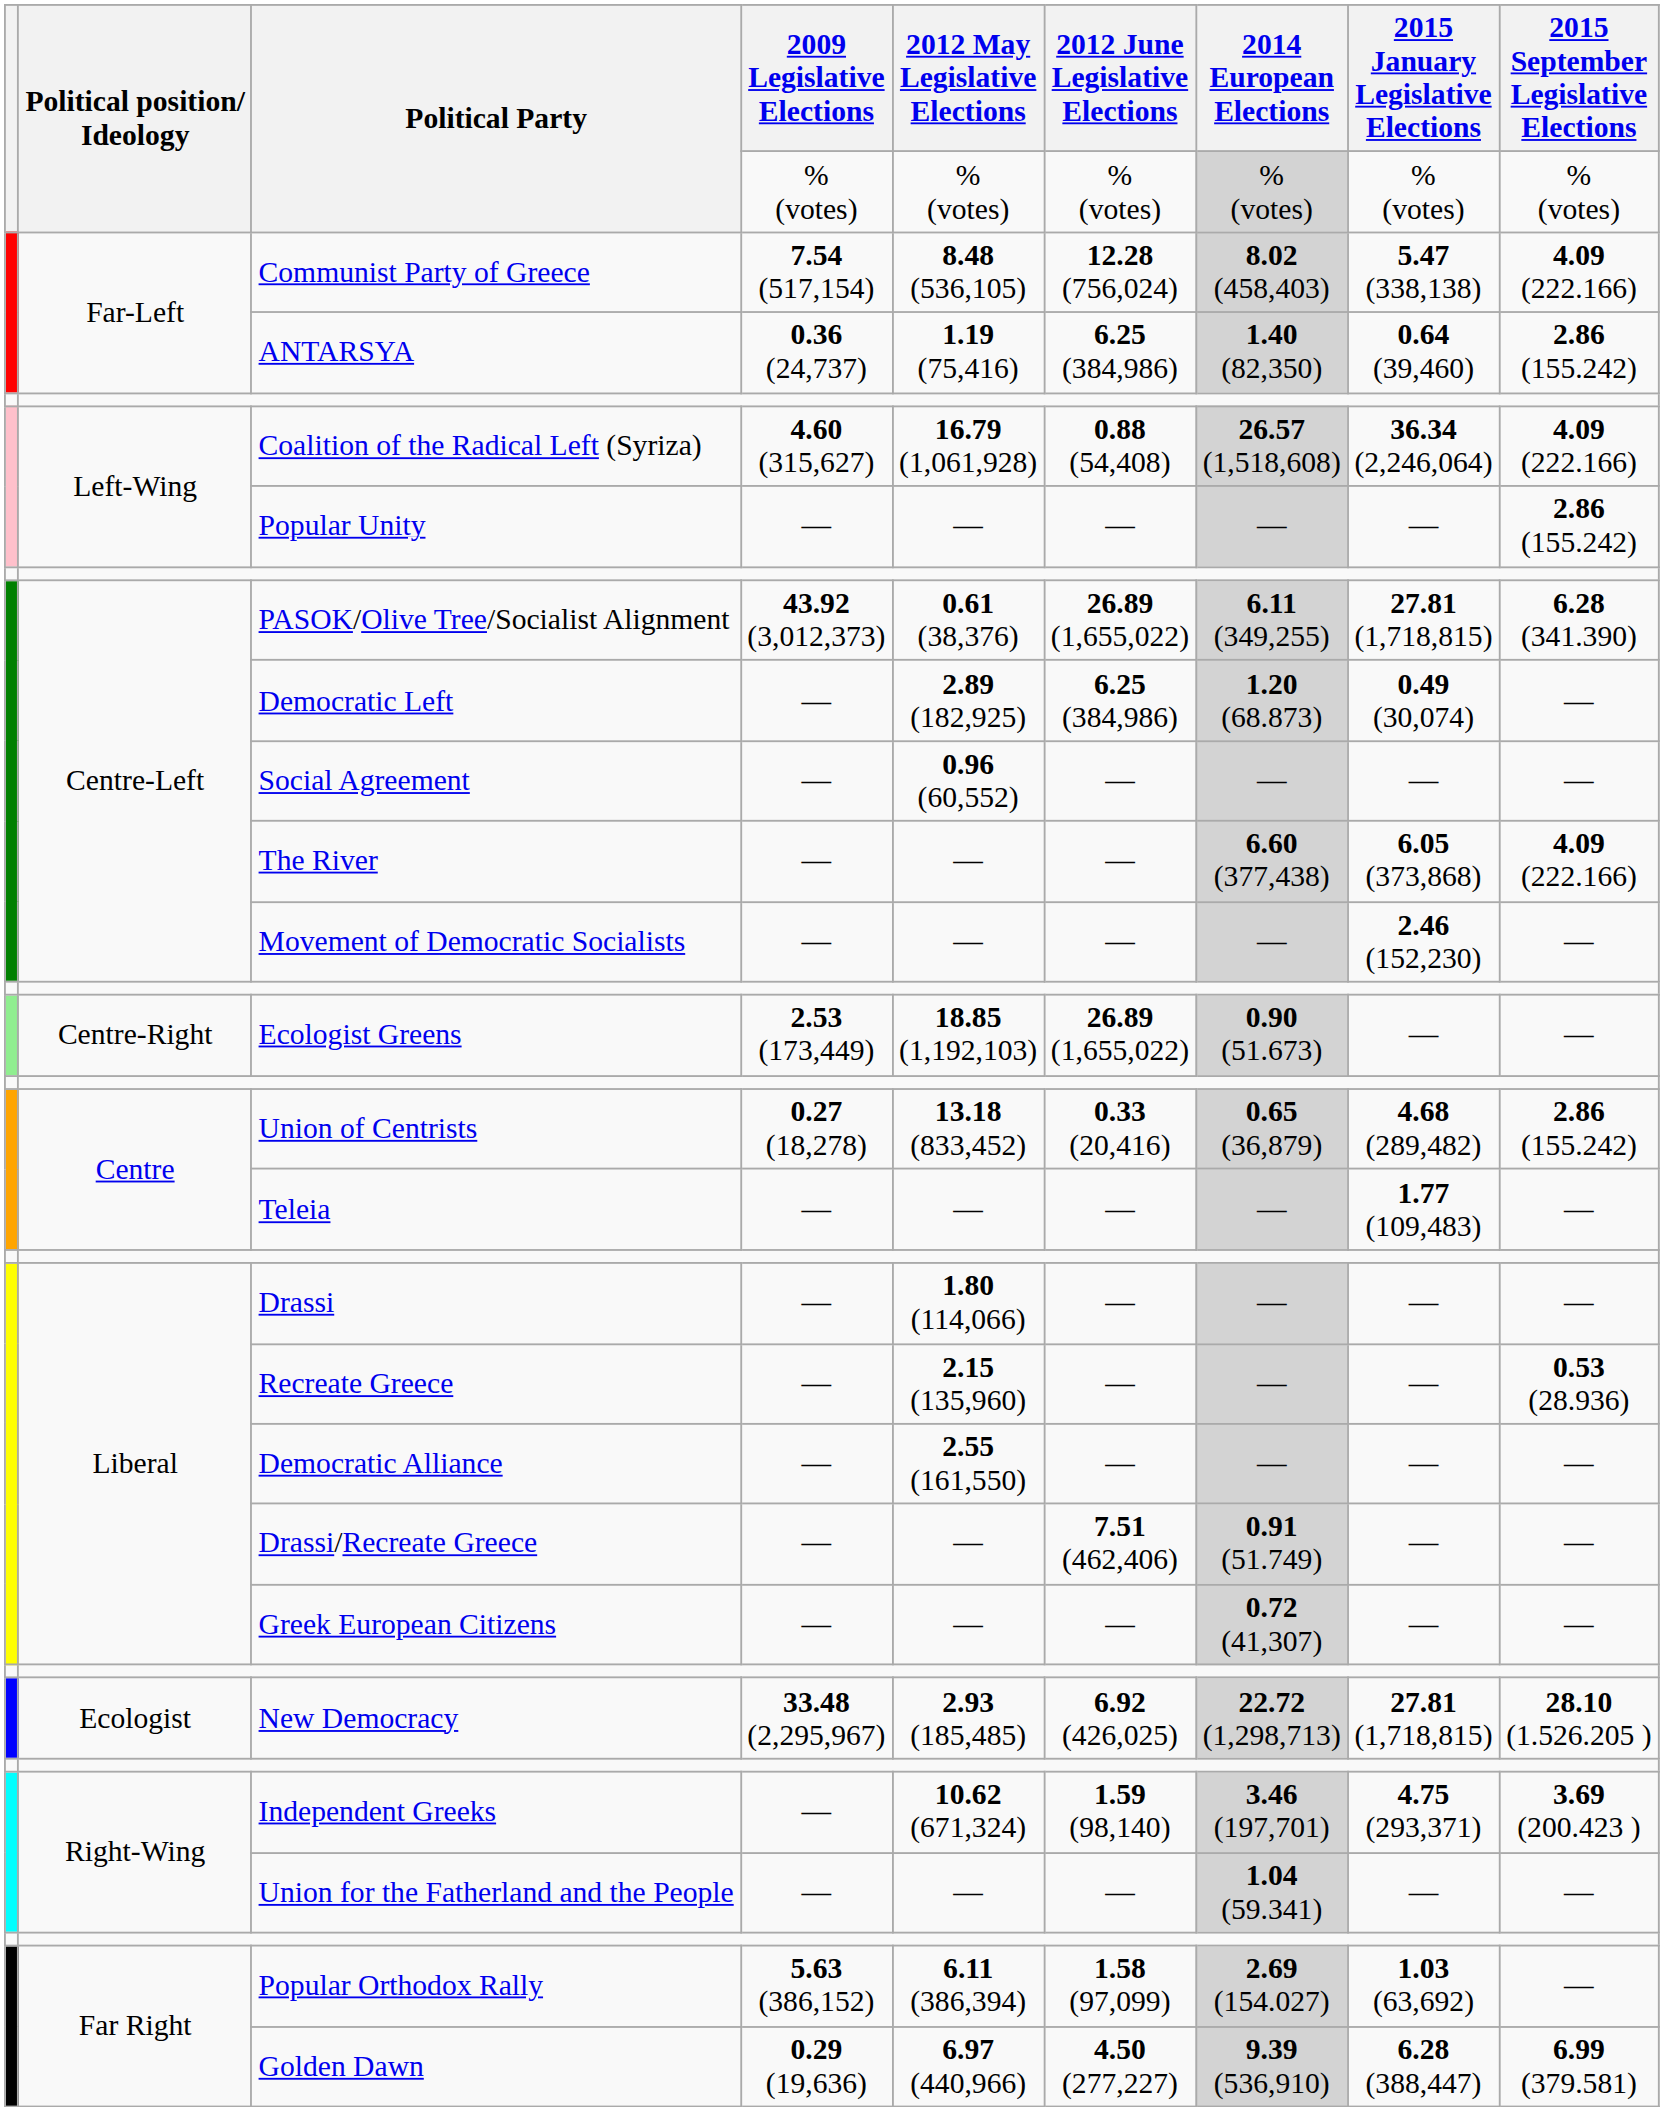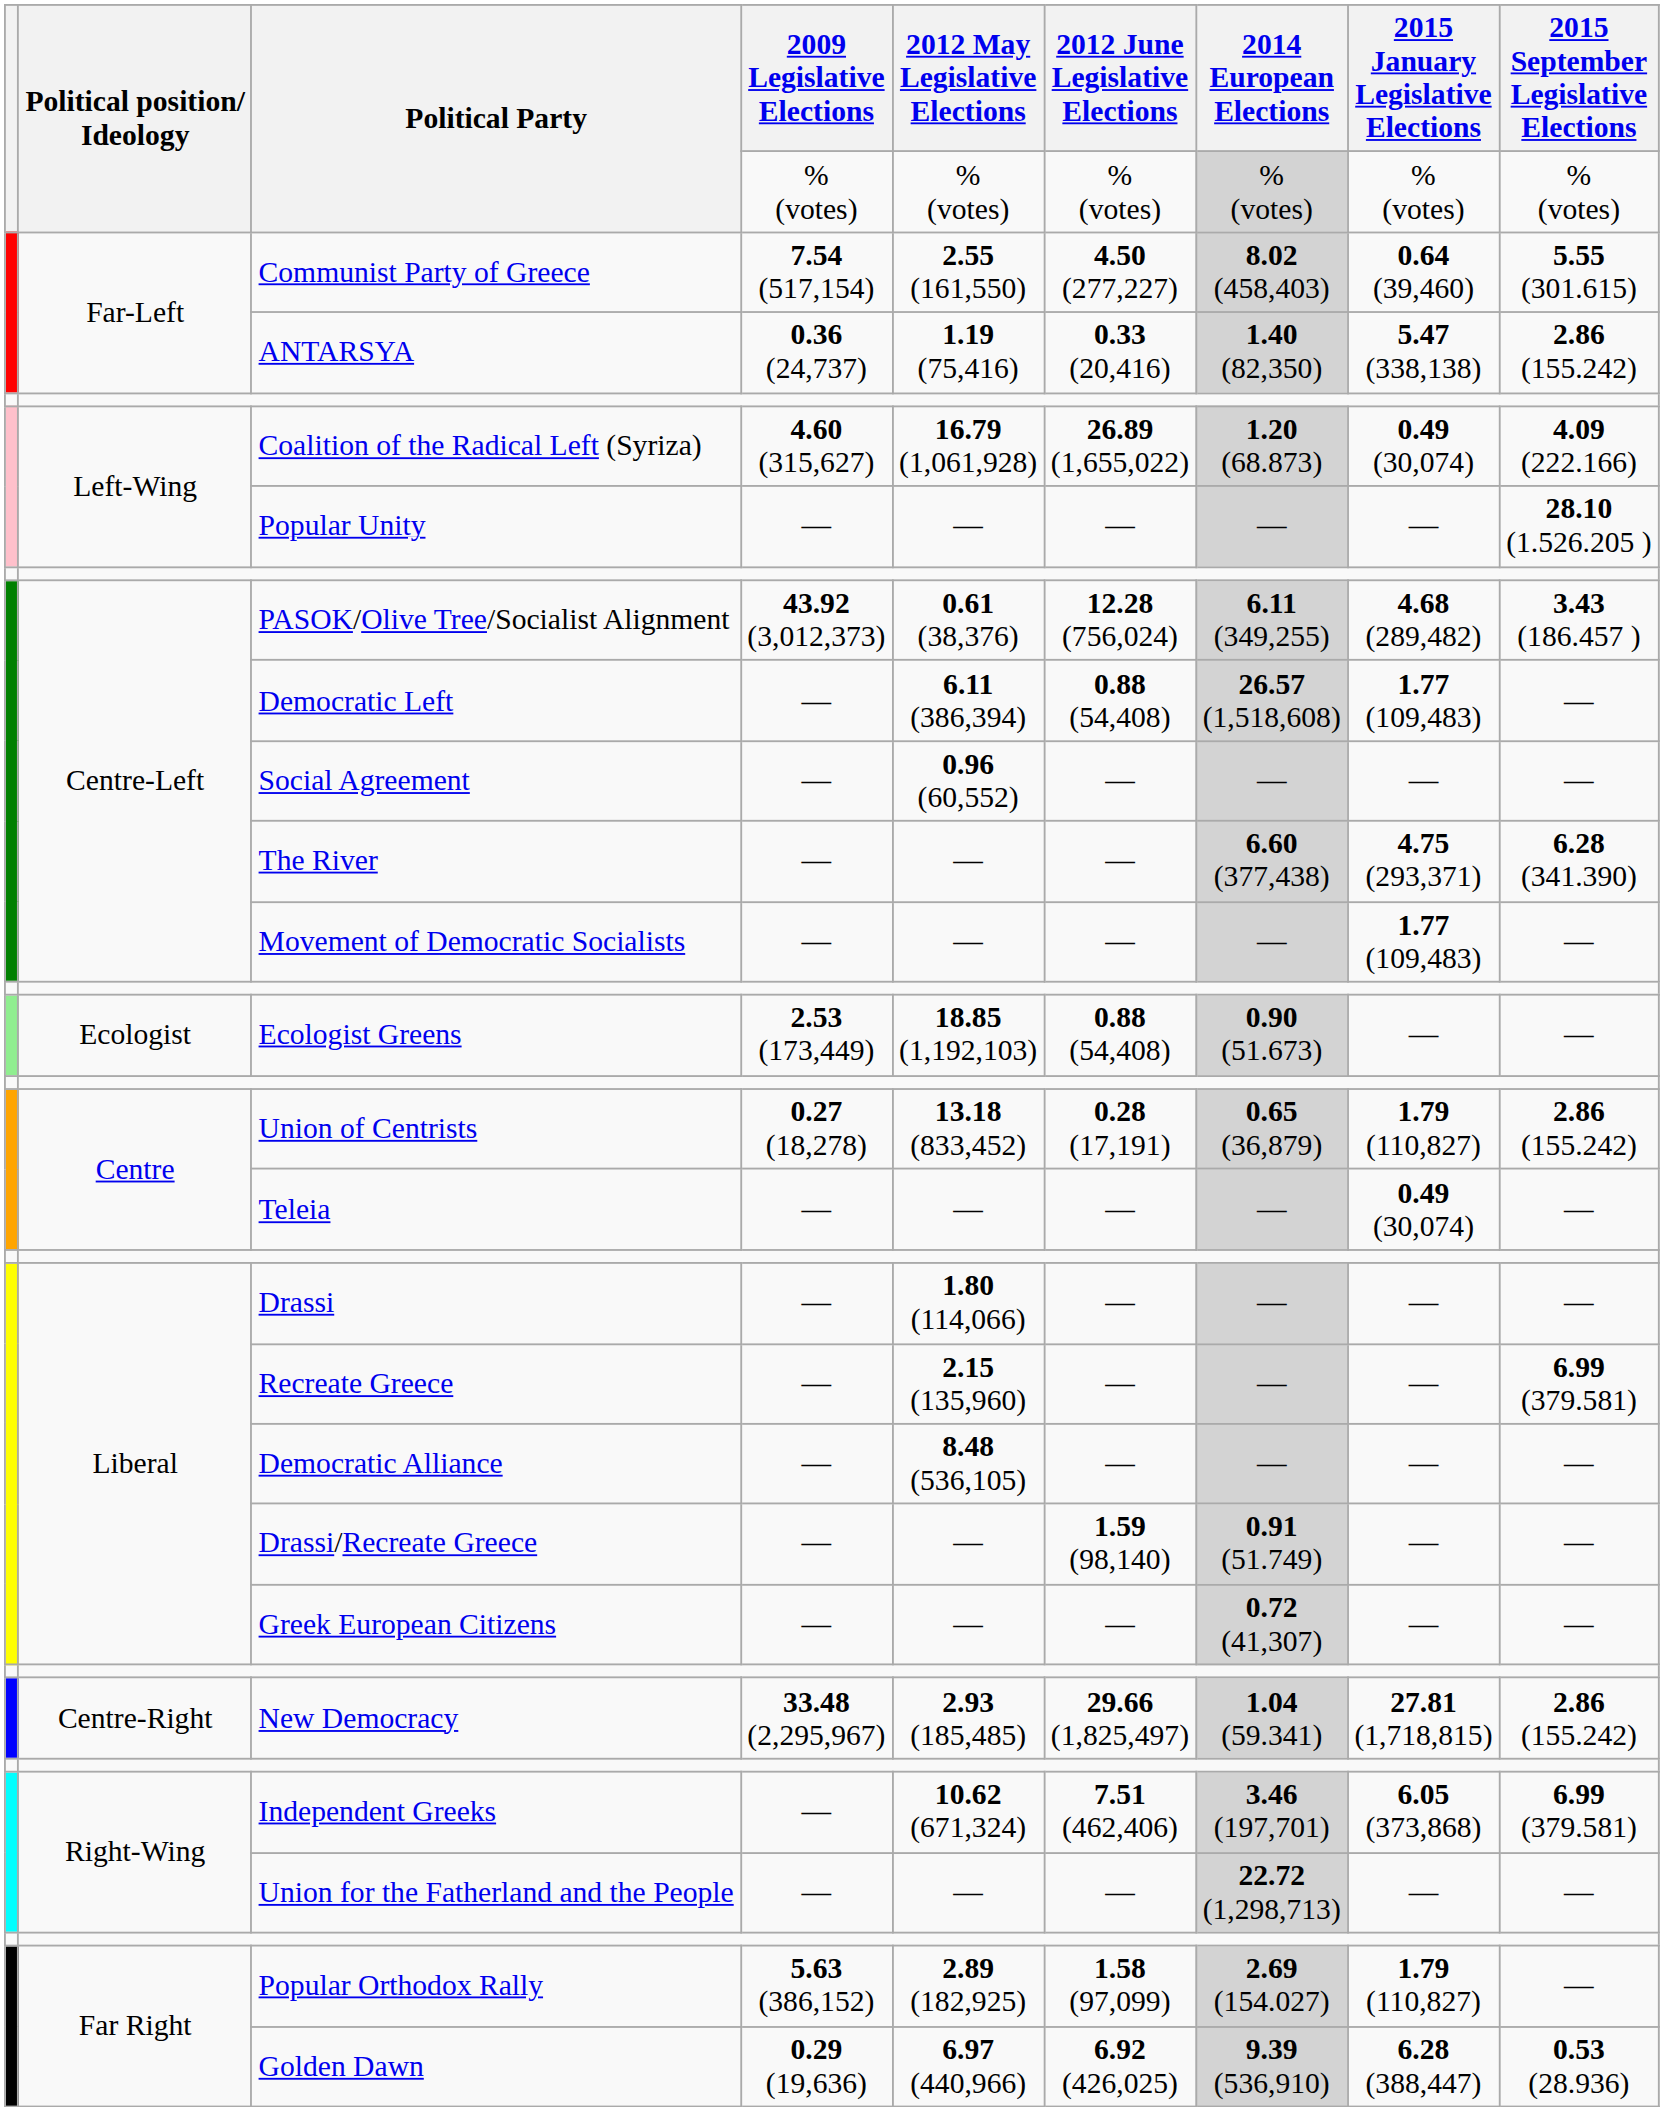(968, 271) 8.48 (536,105) -> (968, 271) 2.55 (161,550)
(1120, 271) 12.28 (756,024) -> (1120, 271) 4.50 (277,227)
(1423, 271) 5.47 (338,138) -> (1423, 271) 0.64 (39,460)
(1579, 271) 4.09 (222.166) -> (1579, 271) 5.55 (301.615)
(1120, 351) 6.25 (384,986) -> (1120, 351) 0.33 (20,416)
(1423, 351) 0.64 (39,460) -> (1423, 351) 5.47 (338,138)
(1120, 445) 0.88 (54,408) -> (1120, 445) 26.89 (1,655,022)
(1272, 445) 26.57 (1,518,608) -> (1272, 445) 1.20 (68.873)
(1423, 445) 36.34 (2,246,064) -> (1423, 445) 0.49 (30,074)
(1579, 526) 2.86 (155.242) -> (1579, 526) 28.10 (1.526.205 )
(1120, 619) 26.89 (1,655,022) -> (1120, 619) 12.28 (756,024)
(1423, 619) 27.81 (1,718,815) -> (1423, 619) 4.68 (289,482)
(1579, 619) 6.28 (341.390) -> (1579, 619) 3.43 (186.457 )
(968, 700) 2.89 (182,925) -> (968, 700) 6.11 (386,394)
(1120, 700) 6.25 (384,986) -> (1120, 700) 0.88 (54,408)
(1272, 700) 1.20 (68.873) -> (1272, 700) 26.57 (1,518,608)
(1423, 700) 0.49 (30,074) -> (1423, 700) 1.77 (109,483)
(1423, 860) 6.05 (373,868) -> (1423, 860) 4.75 (293,371)
(1579, 860) 4.09 (222.166) -> (1579, 860) 6.28 (341.390)
(1423, 940) 2.46 (152,230) -> (1423, 940) 1.77 (109,483)
(135, 1034) Centre-Right -> (135, 1034) Ecologist
(1120, 1034) 26.89 (1,655,022) -> (1120, 1034) 0.88 (54,408)
(1120, 1128) 0.33 (20,416) -> (1120, 1128) 0.28 (17,191)
(1423, 1128) 4.68 (289,482) -> (1423, 1128) 1.79 (110,827)
(1423, 1208) 1.77 (109,483) -> (1423, 1208) 0.49 (30,074)
(1579, 1383) 0.53 (28.936) -> (1579, 1383) 6.99 (379.581)
(968, 1463) 2.55 (161,550) -> (968, 1463) 8.48 (536,105)
(1120, 1543) 7.51 (462,406) -> (1120, 1543) 1.59 (98,140)
(135, 1717) Ecologist -> (135, 1717) Centre-Right
(1120, 1717) 6.92 (426,025) -> (1120, 1717) 29.66 (1,825,497)
(1272, 1717) 22.72 (1,298,713) -> (1272, 1717) 1.04 (59.341)
(1579, 1717) 28.10 (1.526.205 ) -> (1579, 1717) 2.86 (155.242)
(1120, 1811) 1.59 (98,140) -> (1120, 1811) 7.51 (462,406)
(1423, 1811) 4.75 (293,371) -> (1423, 1811) 6.05 (373,868)
(1579, 1811) 3.69 (200.423 ) -> (1579, 1811) 6.99 (379.581)
(1272, 1891) 1.04 (59.341) -> (1272, 1891) 22.72 (1,298,713)
(968, 1985) 6.11 (386,394) -> (968, 1985) 2.89 (182,925)
(1423, 1985) 1.03 (63,692) -> (1423, 1985) 1.79 (110,827)
(1120, 2065) 4.50 (277,227) -> (1120, 2065) 6.92 (426,025)
(1579, 2065) 6.99 (379.581) -> (1579, 2065) 0.53 (28.936)
